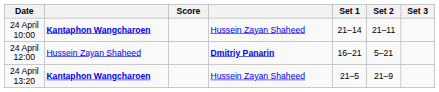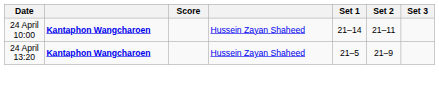- row: (24, 53)
